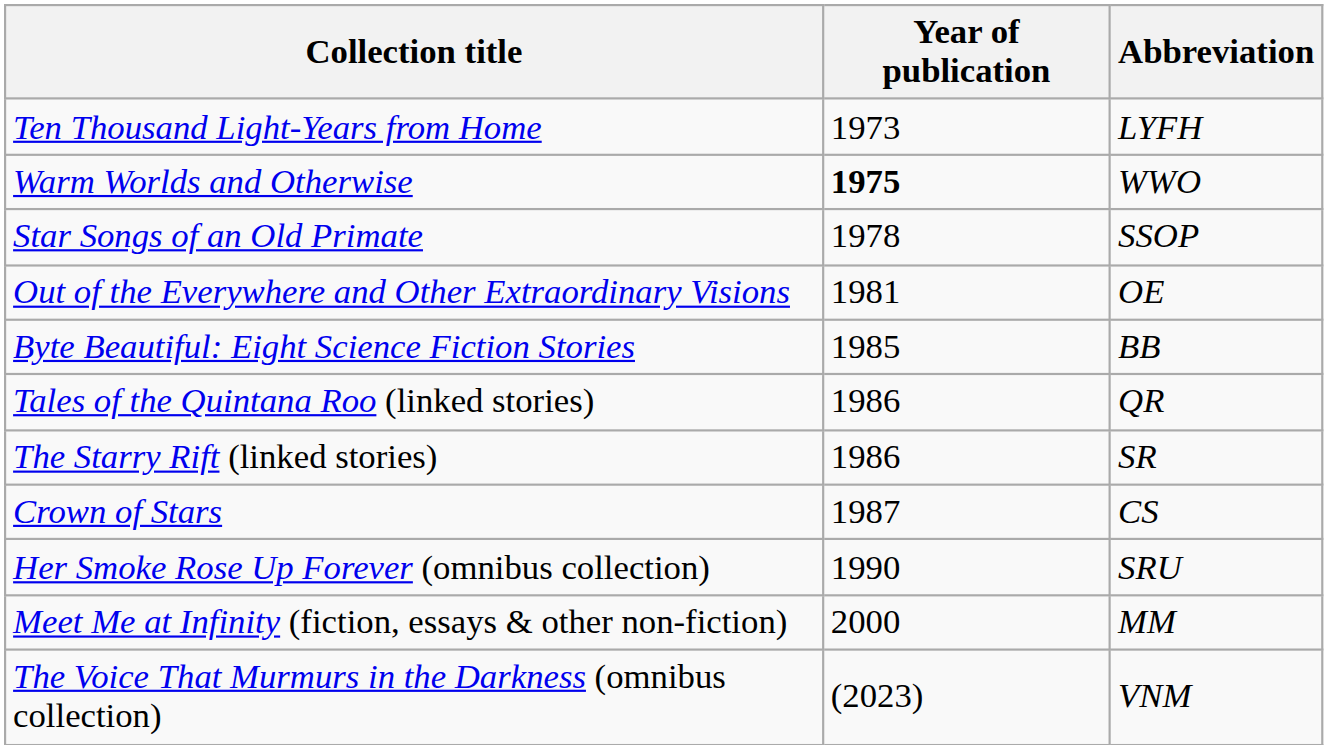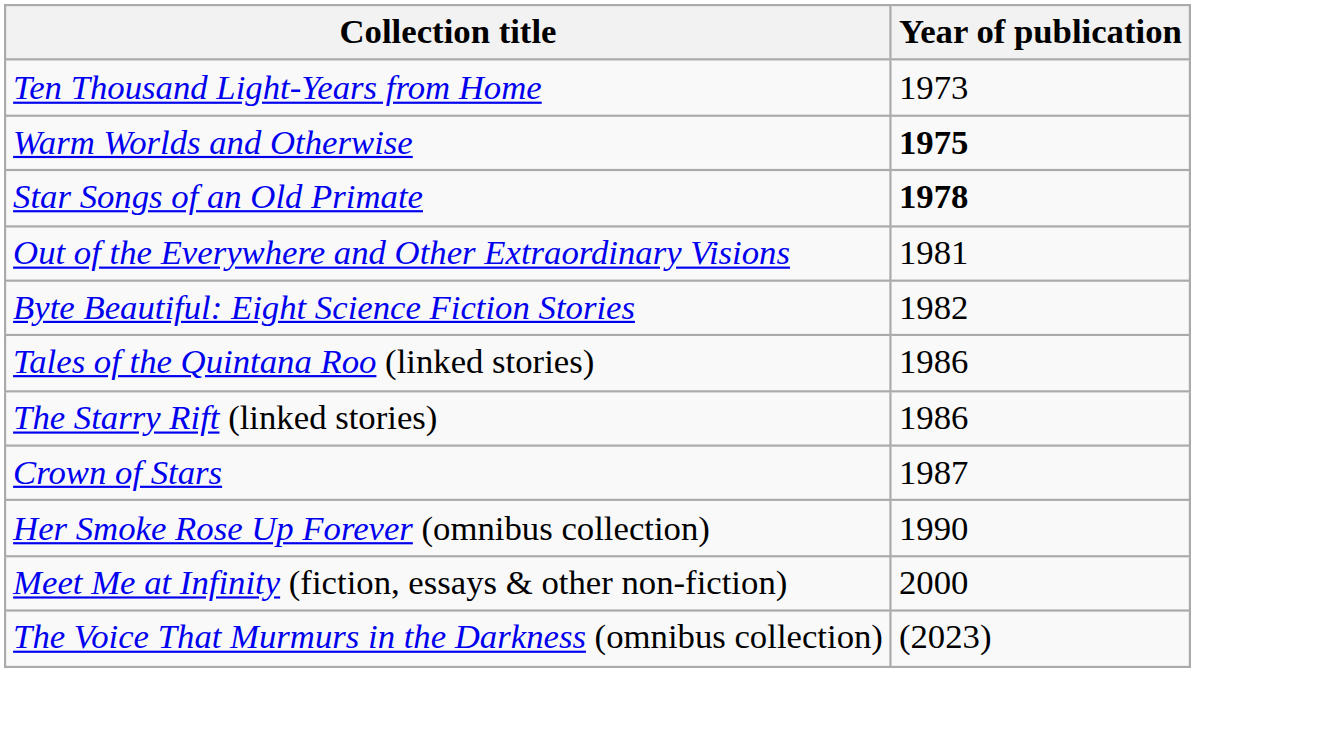- column: (1216, 51)
(866, 236) normal -> (934, 197) bold
(866, 346) 1985 -> (934, 307) 1982
